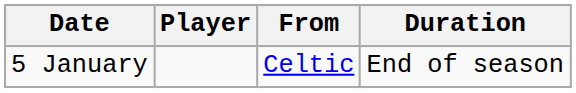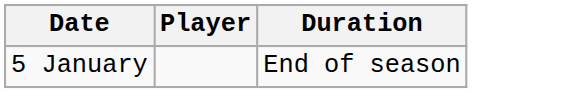- column: (309, 26)
